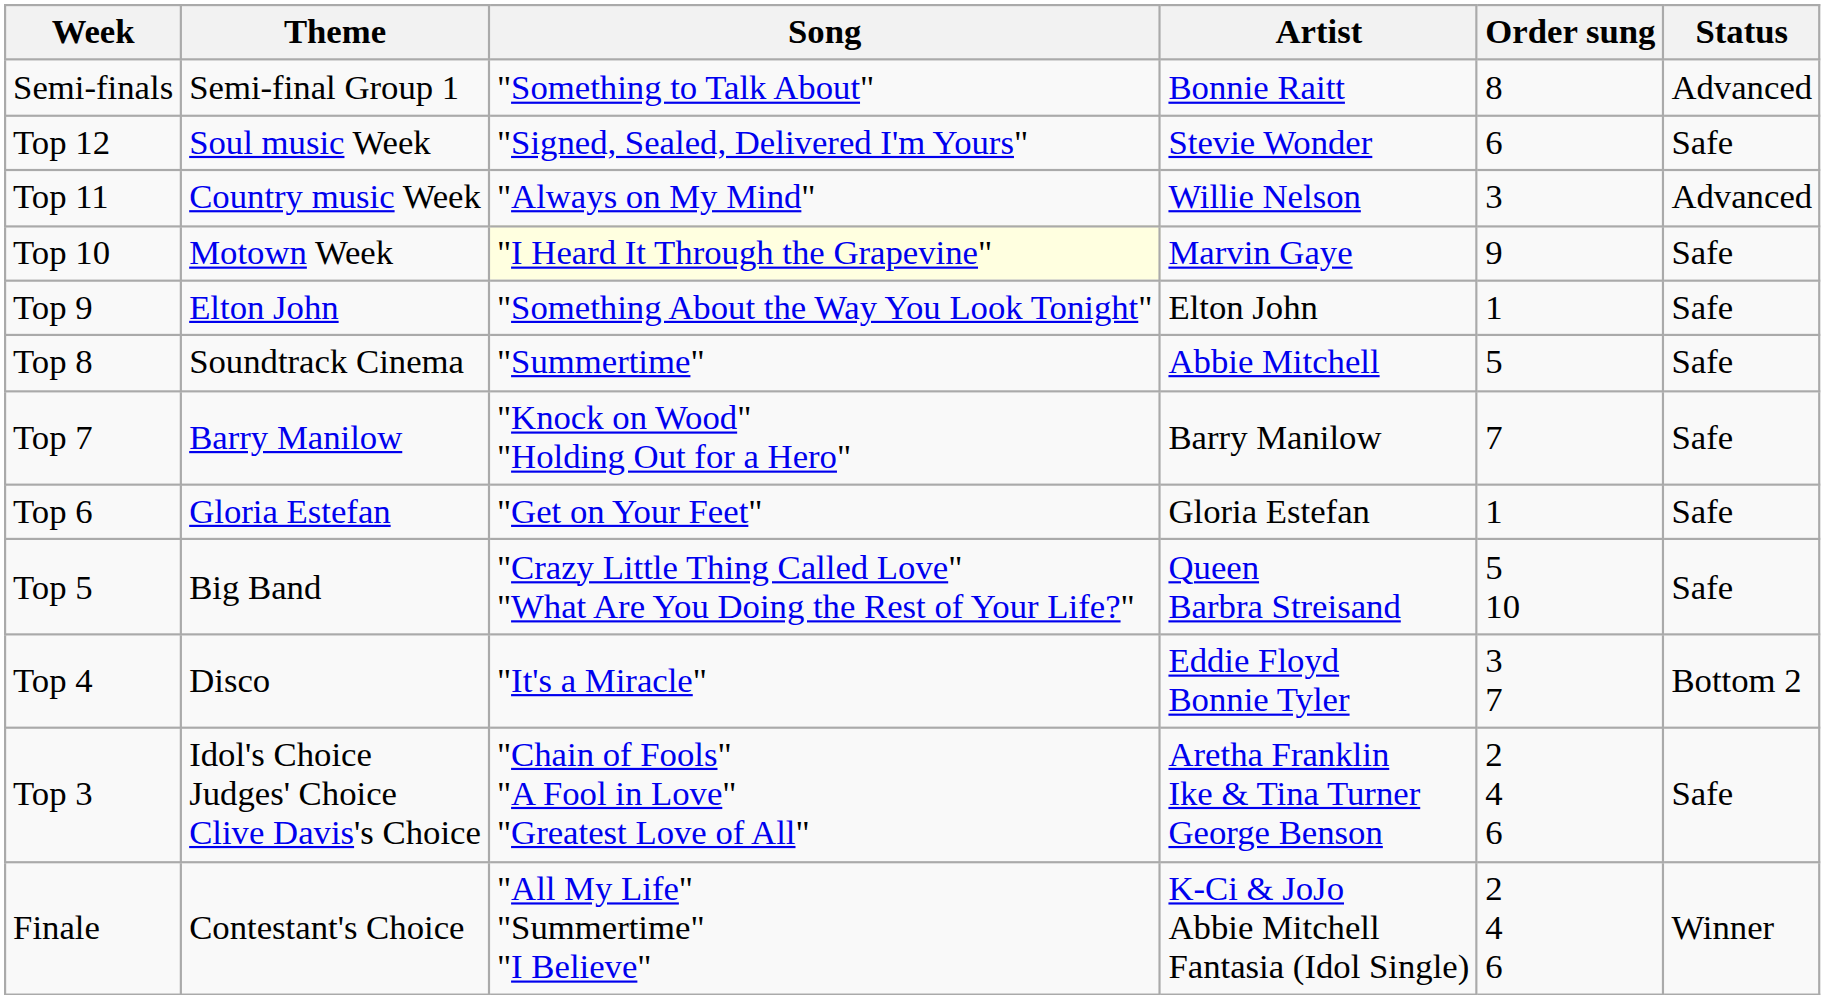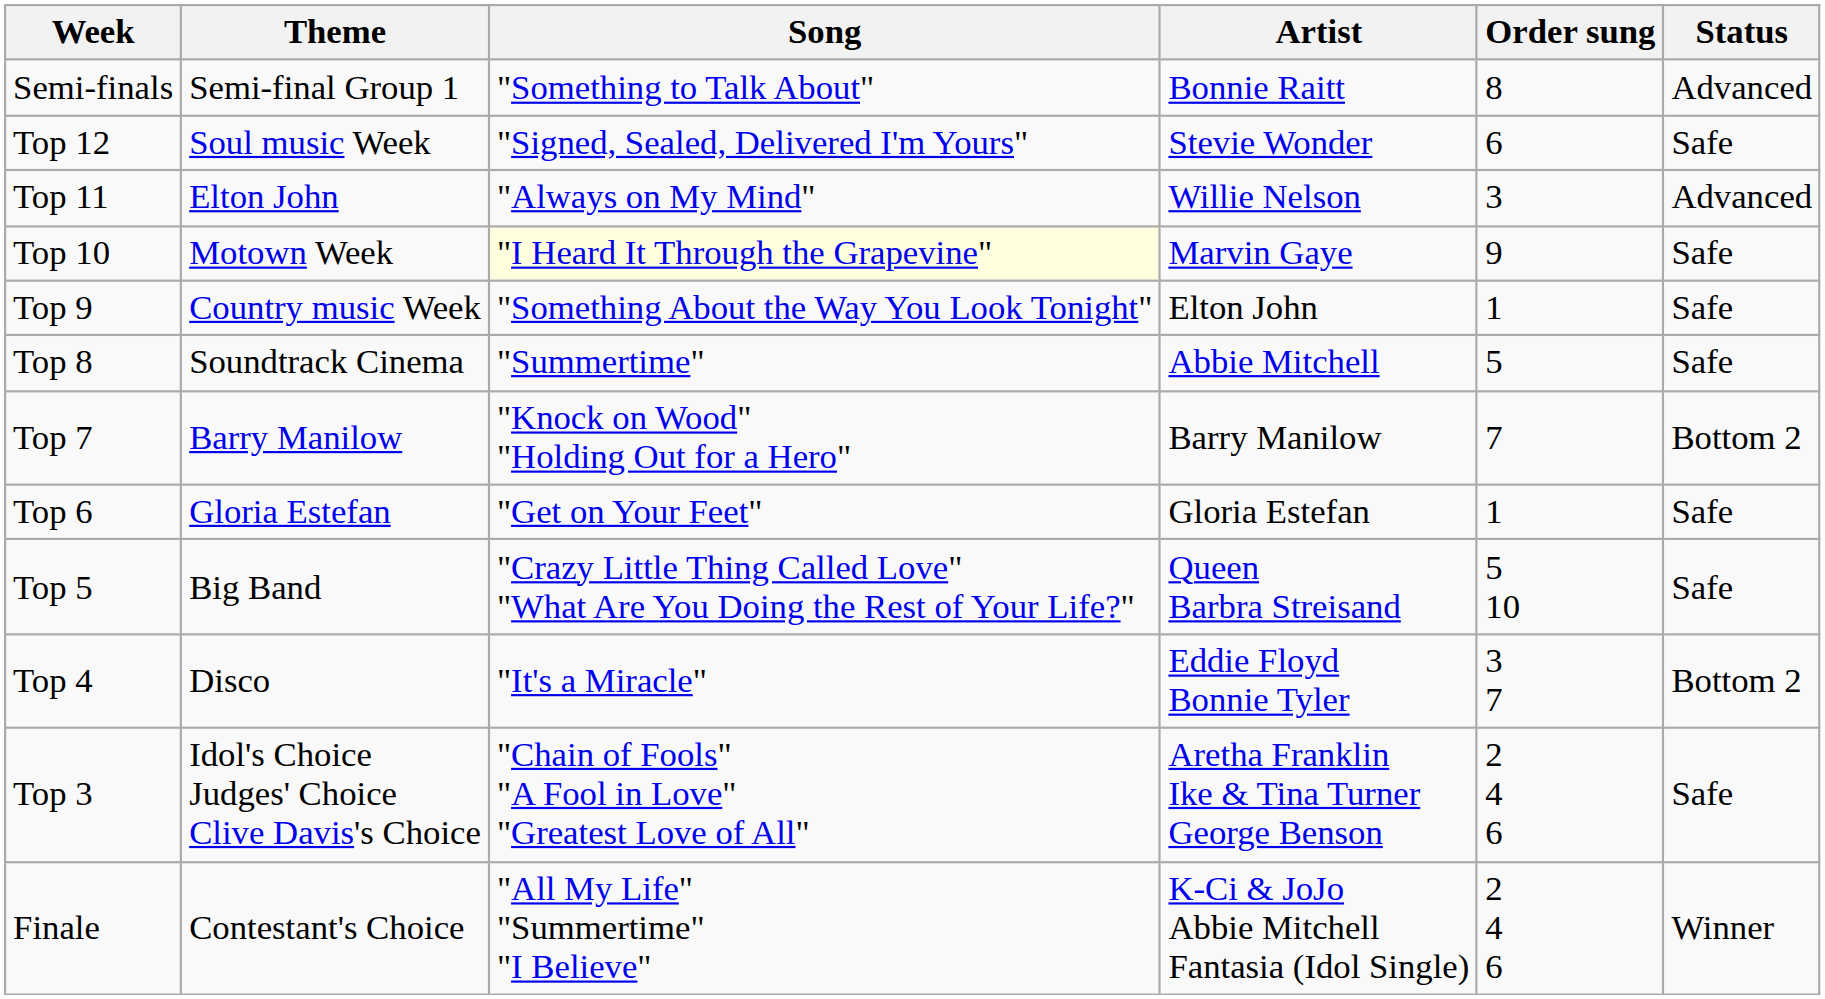(335, 197) Country music Week -> (264, 197) Elton John
(264, 307) Elton John -> (335, 307) Country music Week
(1702, 437) Safe -> (1737, 437) Bottom 2
